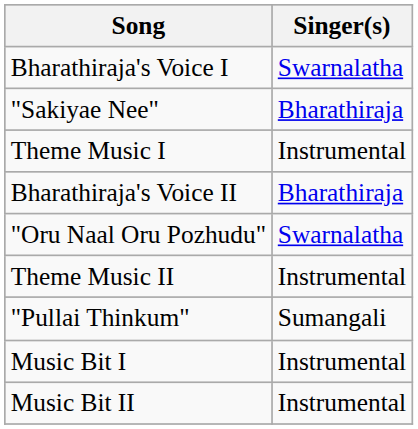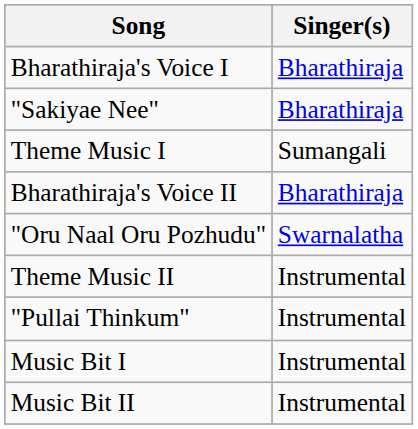(340, 67) Swarnalatha -> (340, 67) Bharathiraja
(342, 151) Instrumental -> (332, 151) Sumangali
(332, 318) Sumangali -> (342, 318) Instrumental
